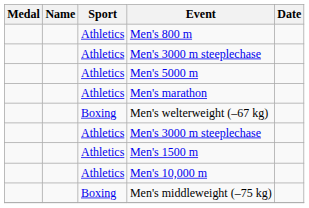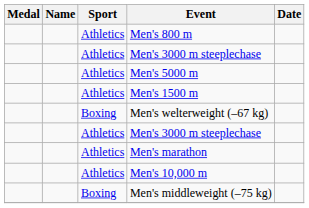rows swapped: (103, 153) <-> (103, 93)
